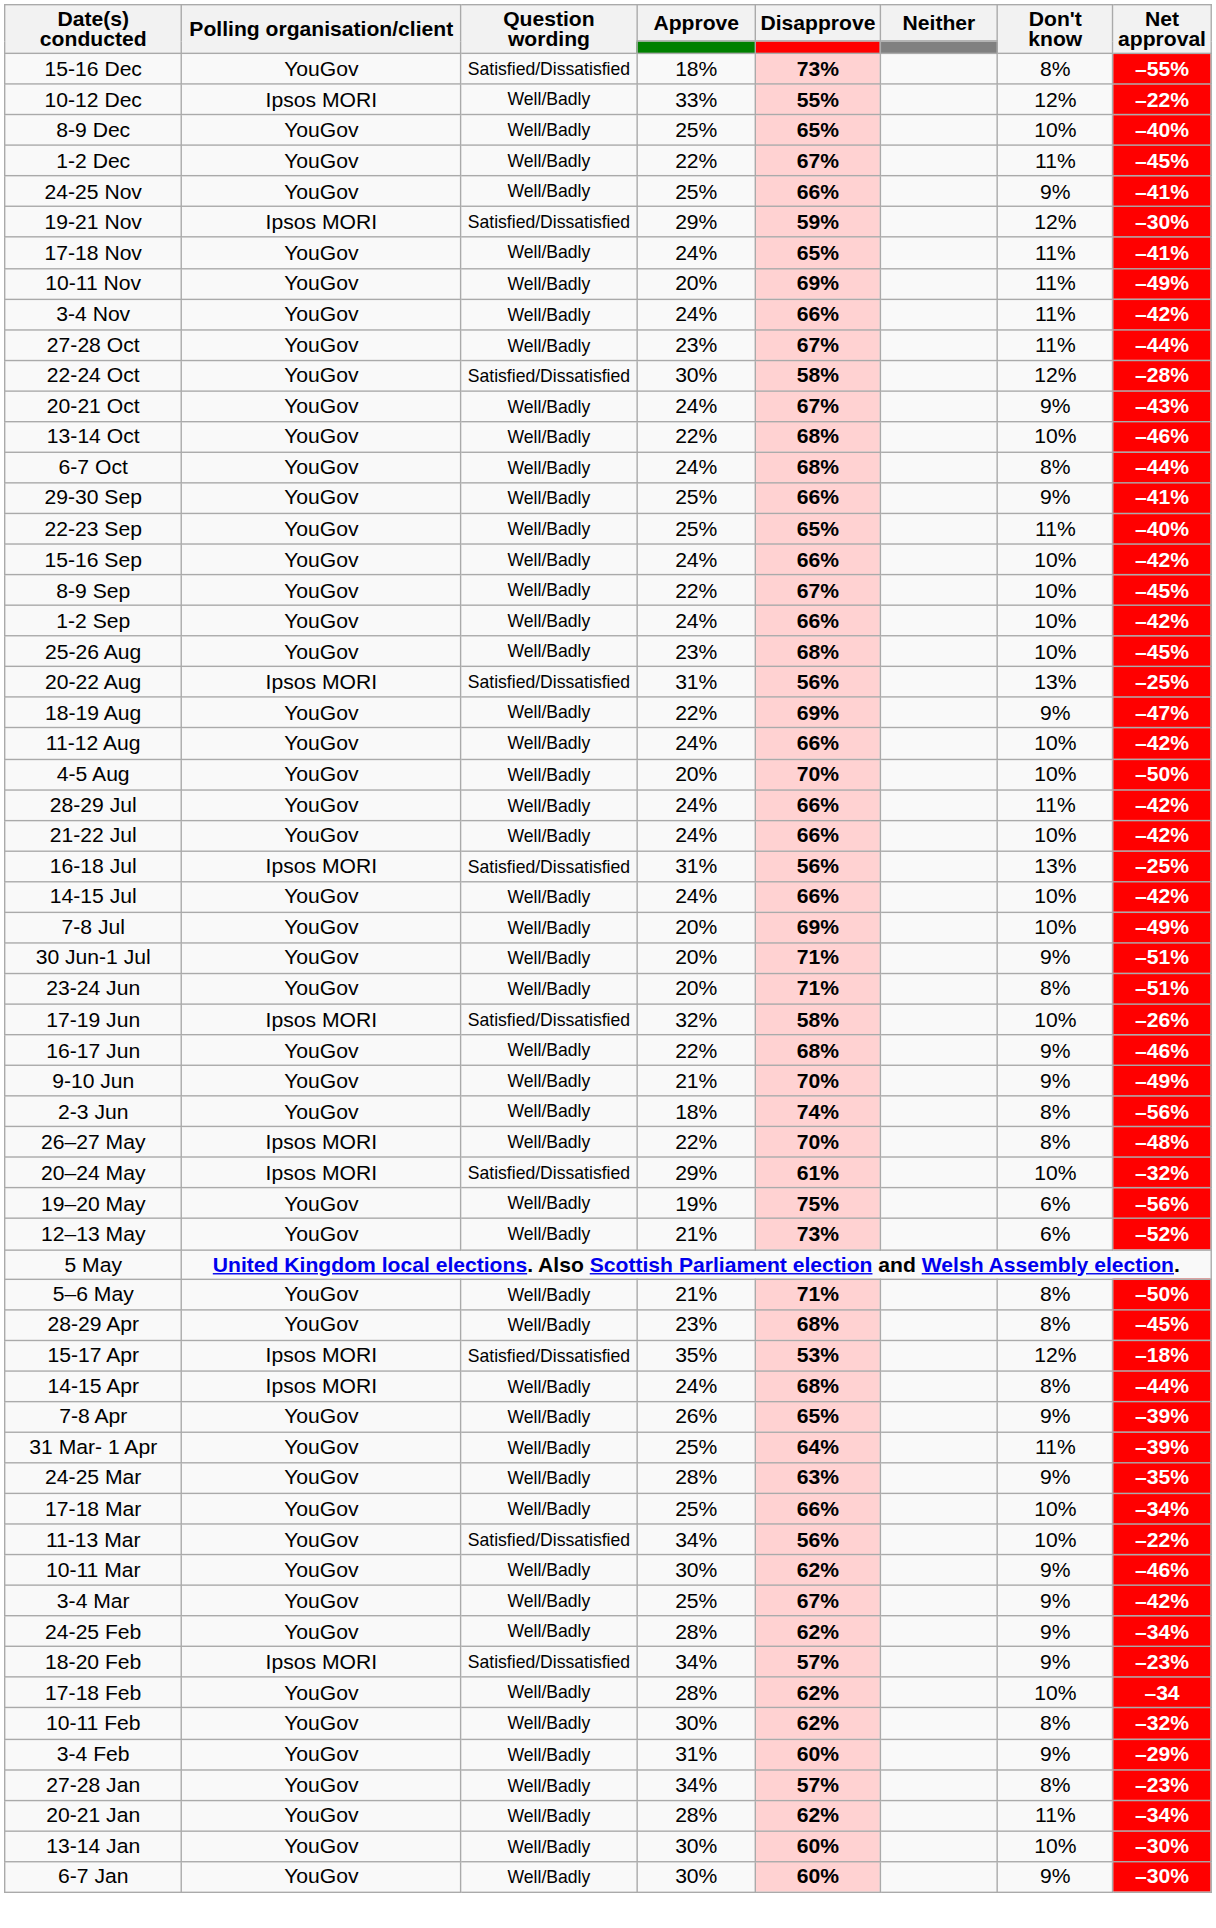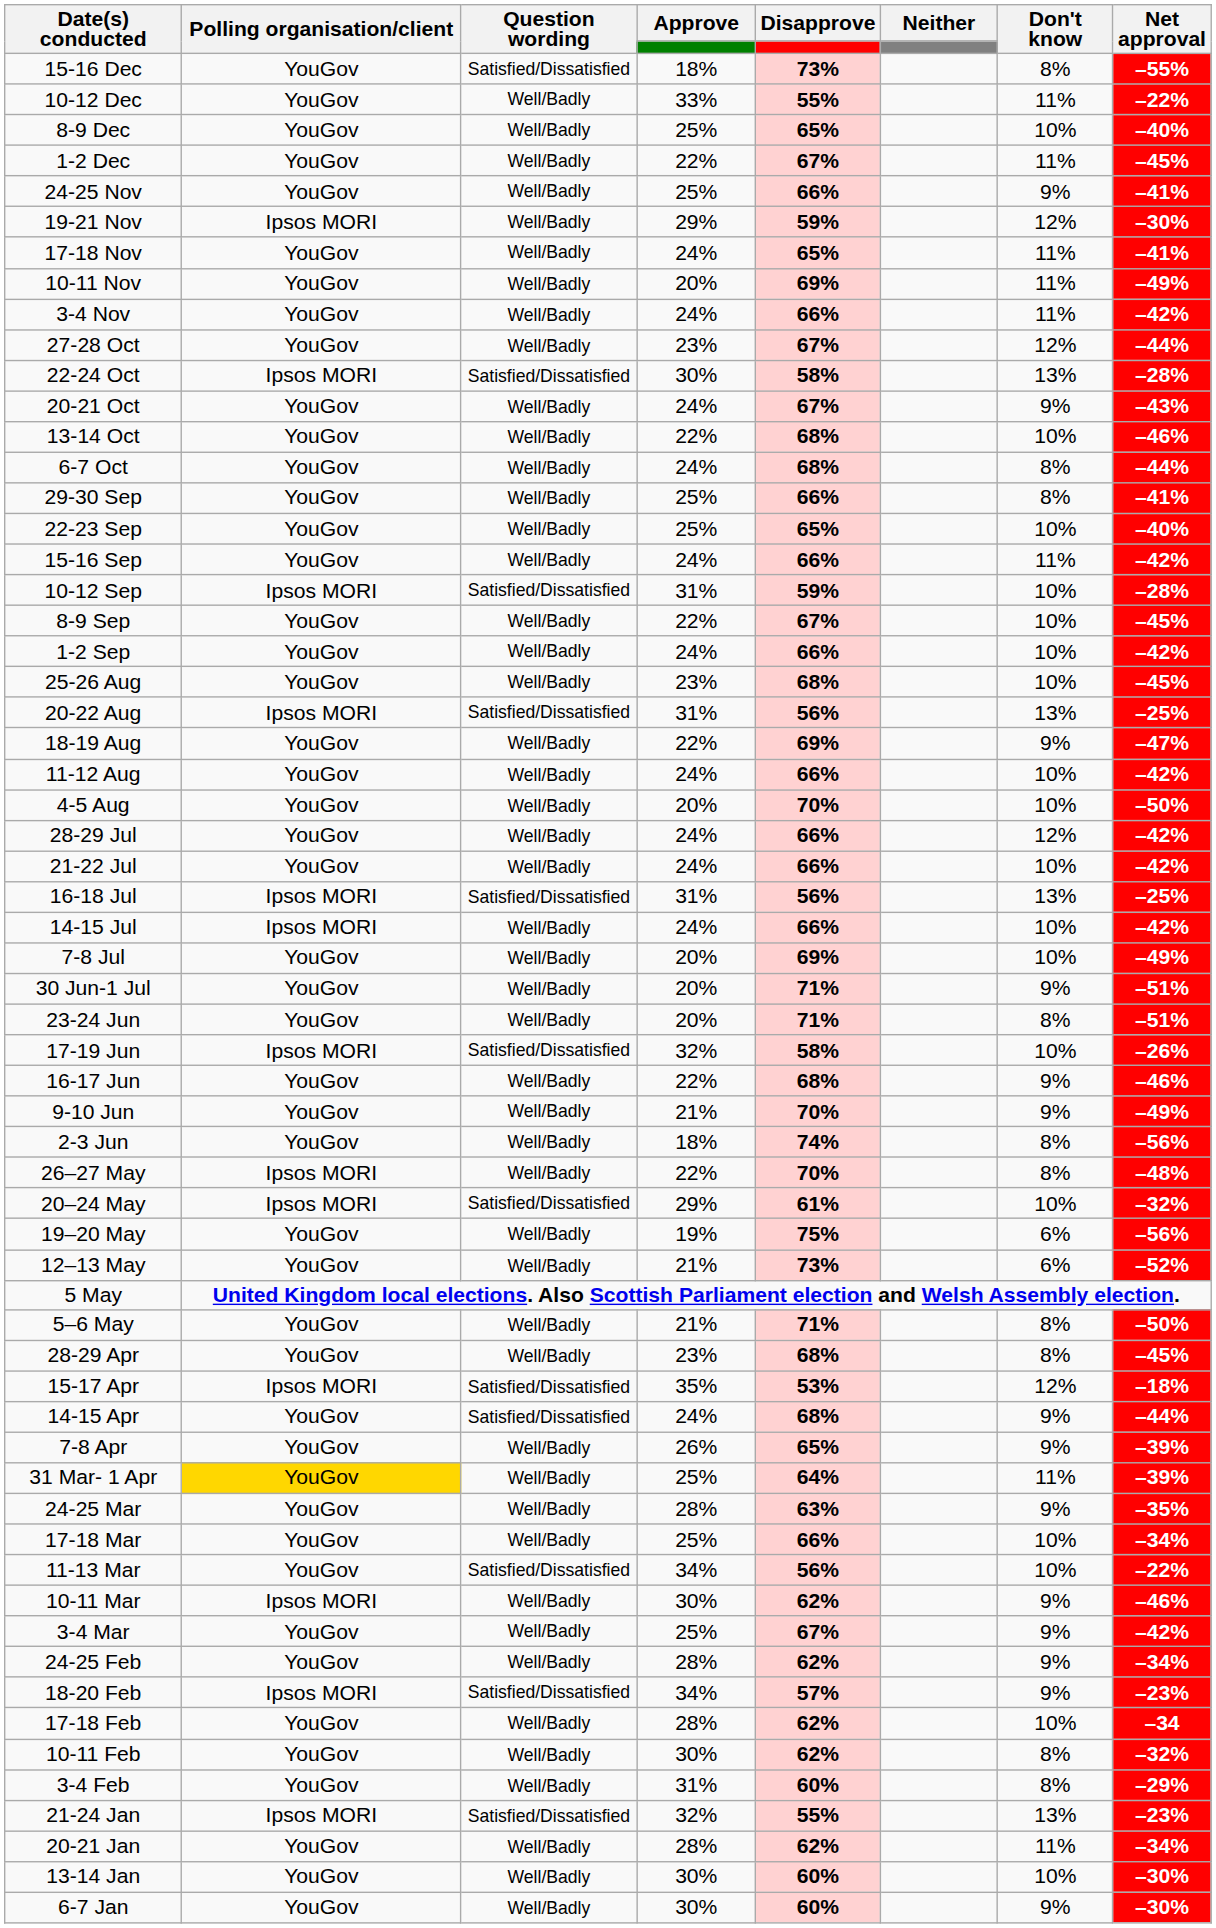(321, 99) Ipsos MORI -> (321, 99) YouGov
(1055, 99) 12% -> (1055, 99) 11%
(549, 223) Satisfied/Dissatisfied -> (549, 223) Well/Badly
(1055, 344) 11% -> (1055, 344) 12%
(321, 375) YouGov -> (321, 375) Ipsos MORI
(1055, 375) 12% -> (1055, 375) 13%
(1055, 498) 9% -> (1055, 498) 8%
(1055, 528) 11% -> (1055, 528) 10%
(1055, 559) 10% -> (1055, 559) 11%
+ row: (93, 590)
(1055, 804) 11% -> (1055, 835) 12%
(321, 896) YouGov -> (321, 927) Ipsos MORI
(321, 1386) Ipsos MORI -> (321, 1416) YouGov
(549, 1387) Well/Badly -> (549, 1418) Satisfied/Dissatisfied
(1055, 1386) 8% -> (1055, 1416) 9%
(321, 1447) no background -> (321, 1478) gold background
(321, 1570) YouGov -> (321, 1600) Ipsos MORI
(1055, 1754) 9% -> (1055, 1784) 8%
- row: (93, 1784)
+ row: (93, 1815)
